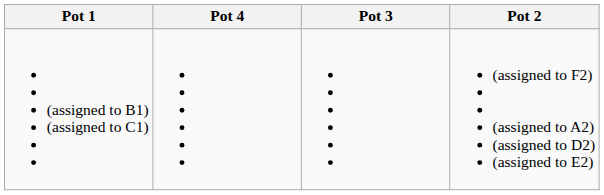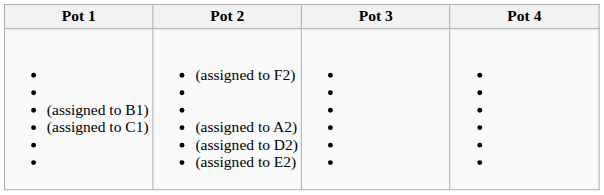columns swapped: (524, 16) <-> (227, 16)
